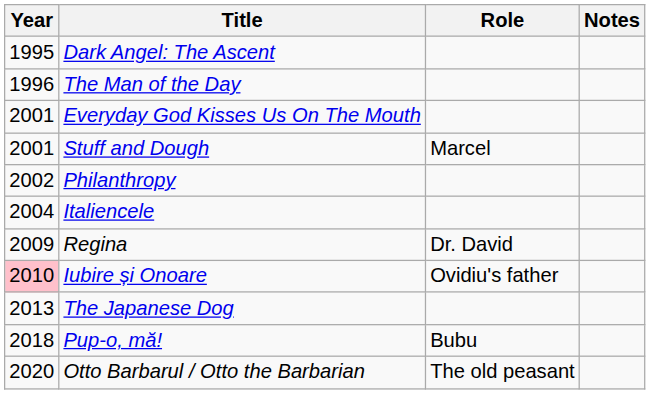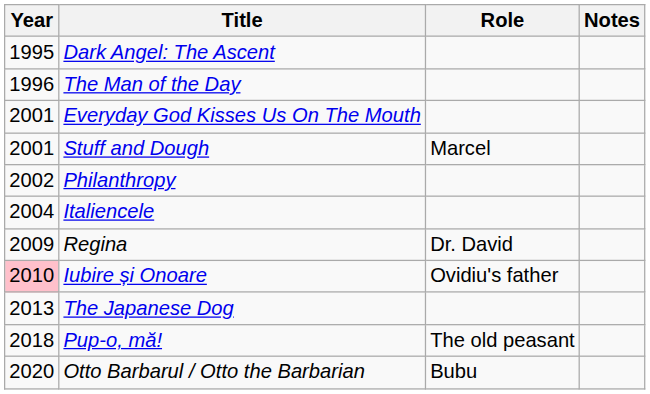(454, 340) Bubu -> (502, 340) The old peasant
(502, 372) The old peasant -> (454, 372) Bubu
